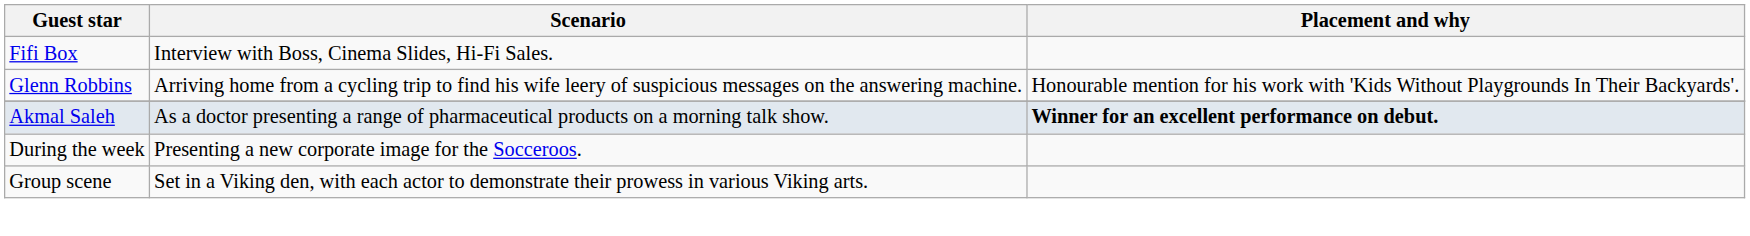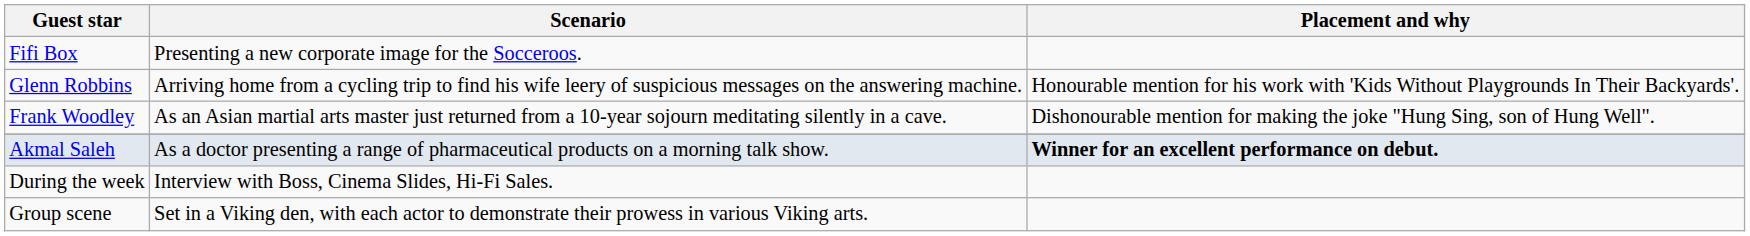(354, 52) Interview with Boss, Cinema Slides, Hi-Fi Sales. -> (368, 52) Presenting a new corporate image for the Socceroos.
+ row: (72, 117)
(368, 149) Presenting a new corporate image for the Socceroos. -> (354, 181) Interview with Boss, Cinema Slides, Hi-Fi Sales.
